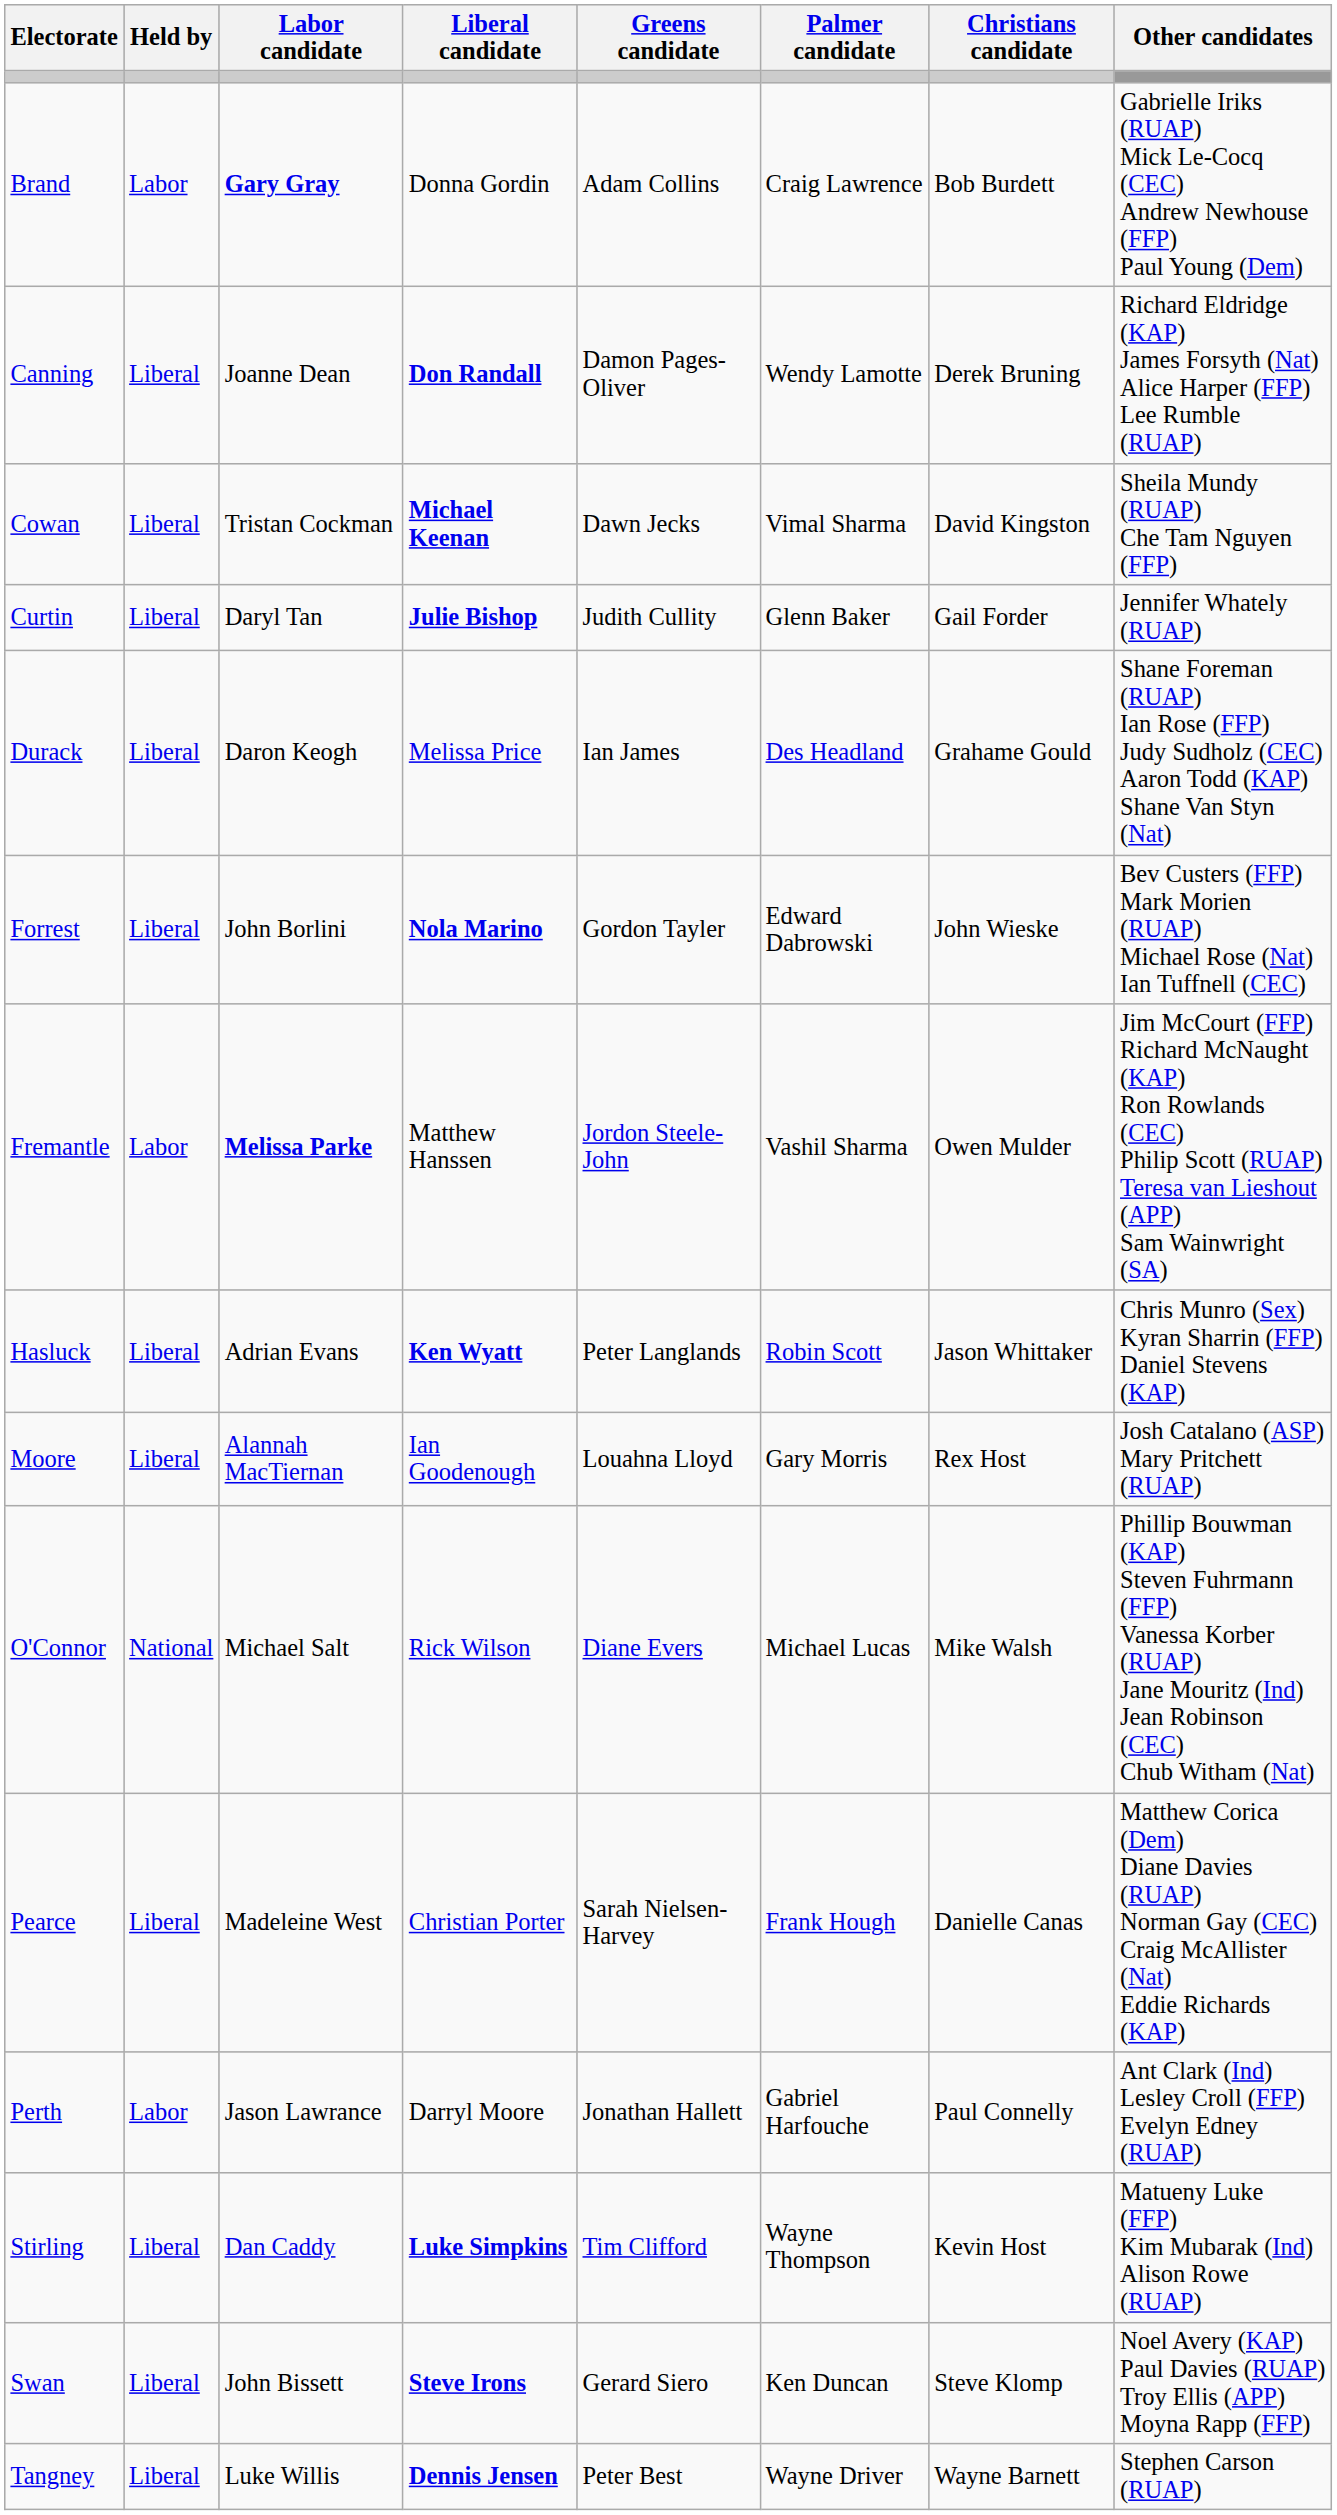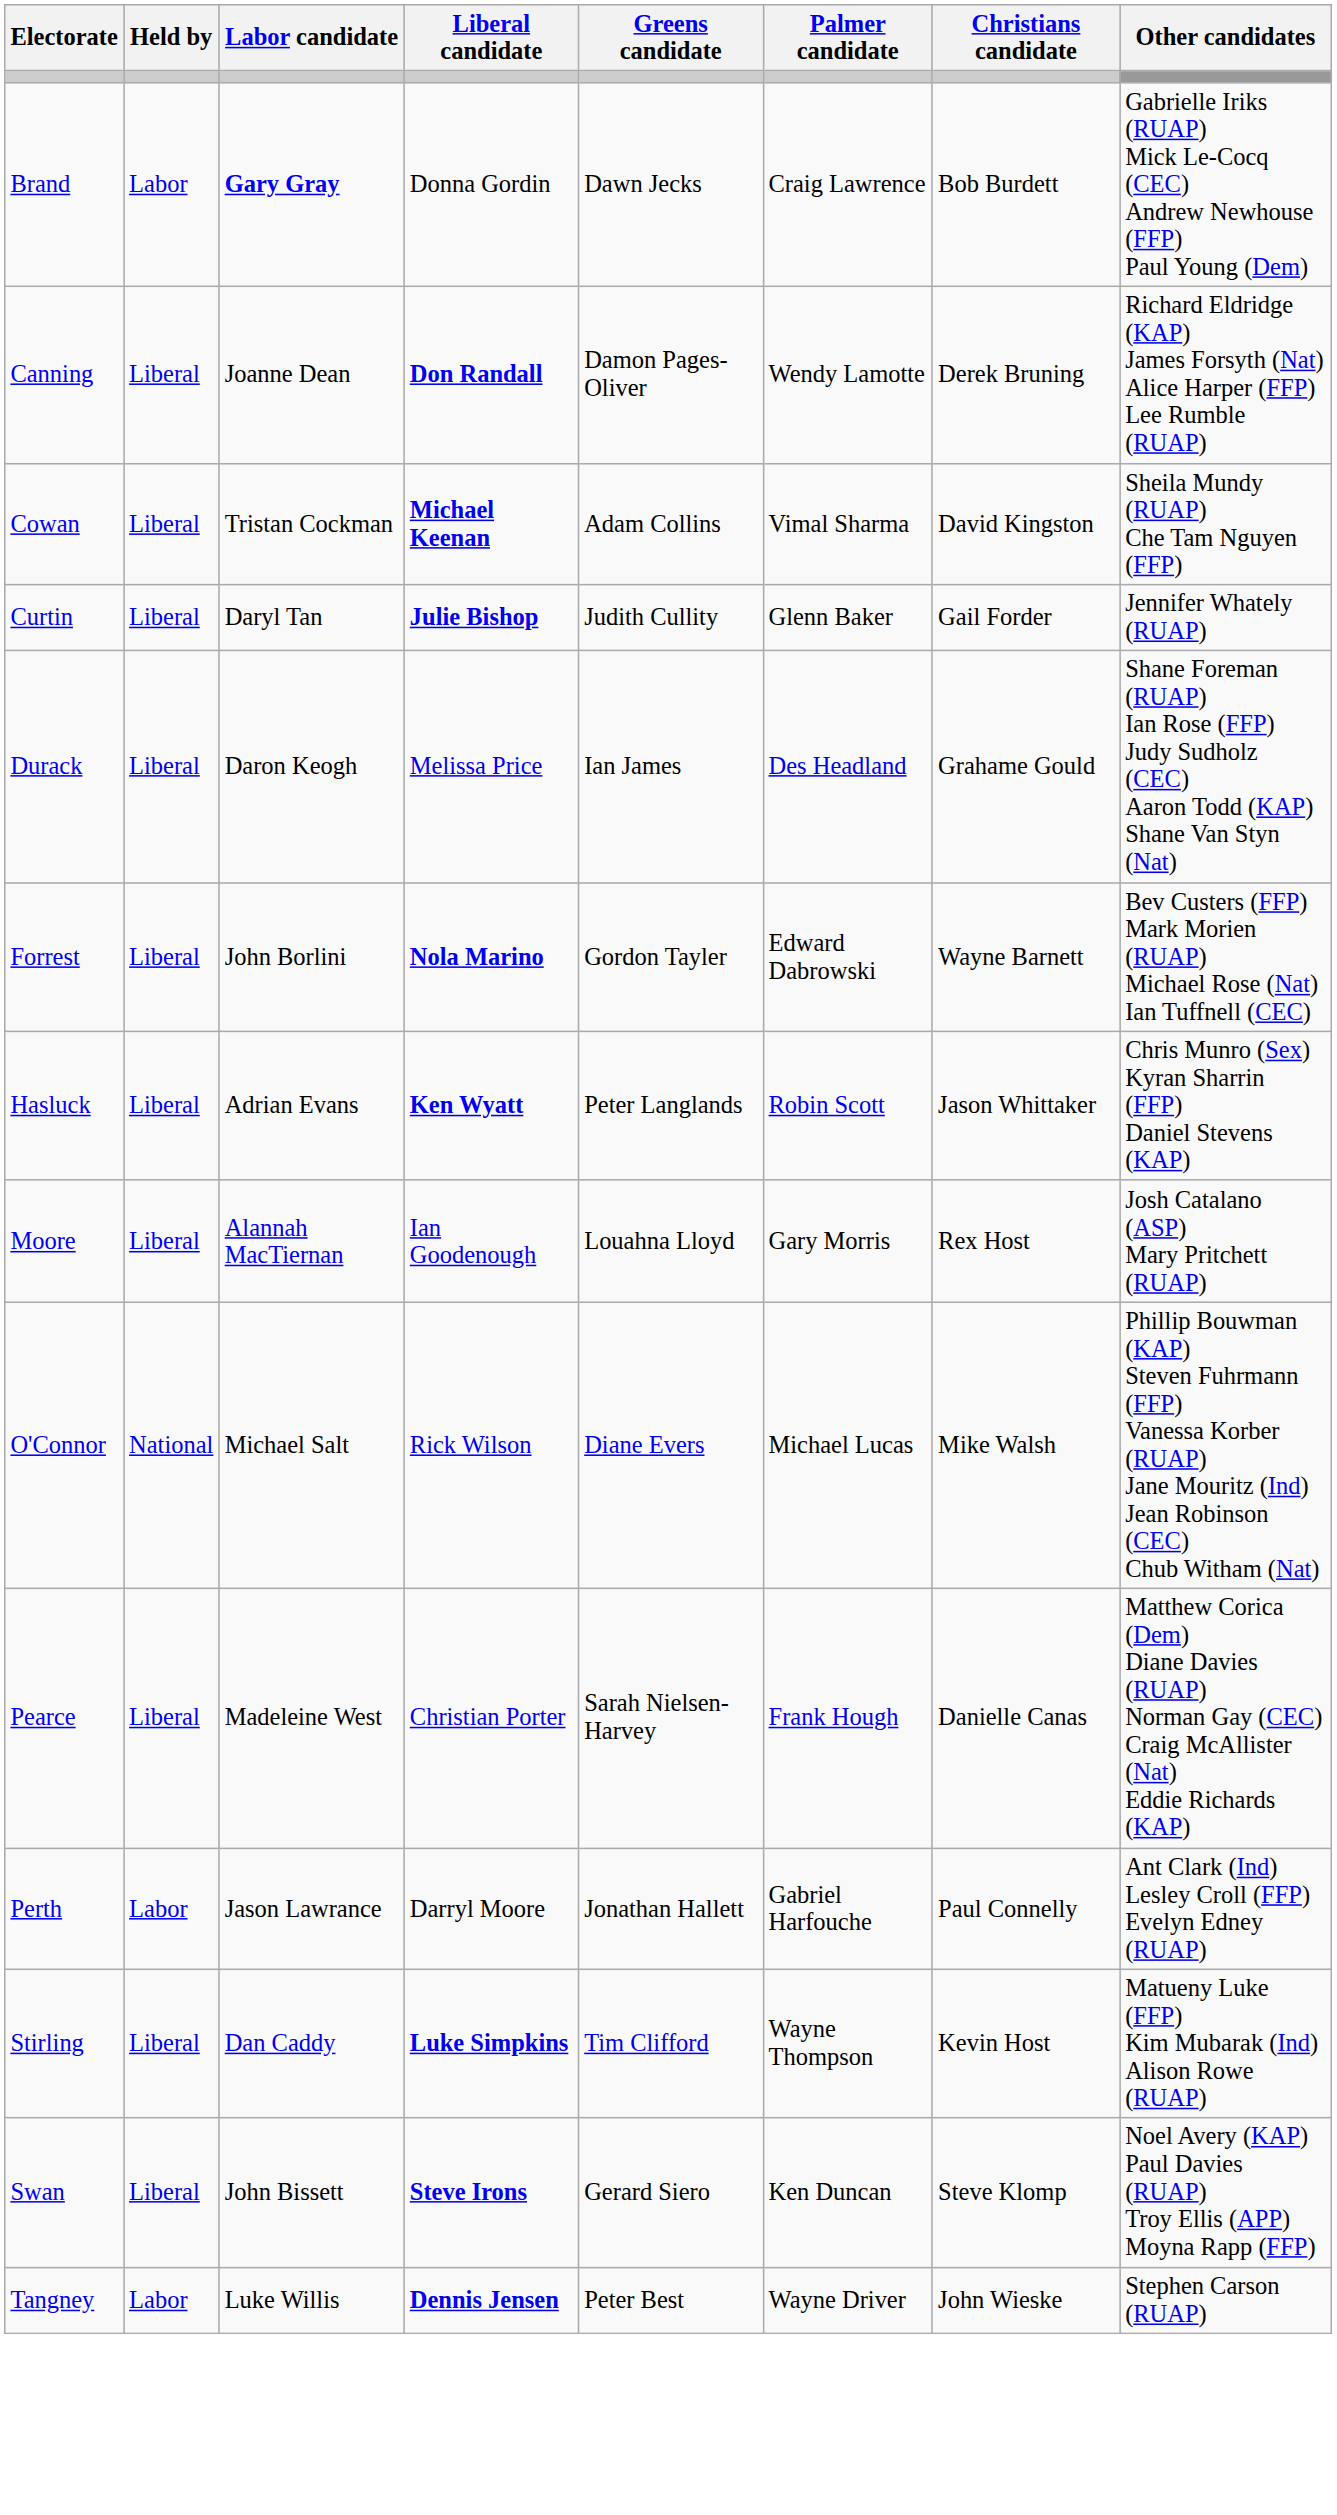(651, 184) Adam Collins -> (643, 184) Dawn Jecks
(641, 523) Dawn Jecks -> (653, 523) Adam Collins
(996, 929) John Wieske -> (1011, 956) Wayne Barnett
- row: (60, 1146)
(164, 2476) Liberal -> (158, 2299) Labor
(1007, 2476) Wayne Barnett -> (1000, 2299) John Wieske
